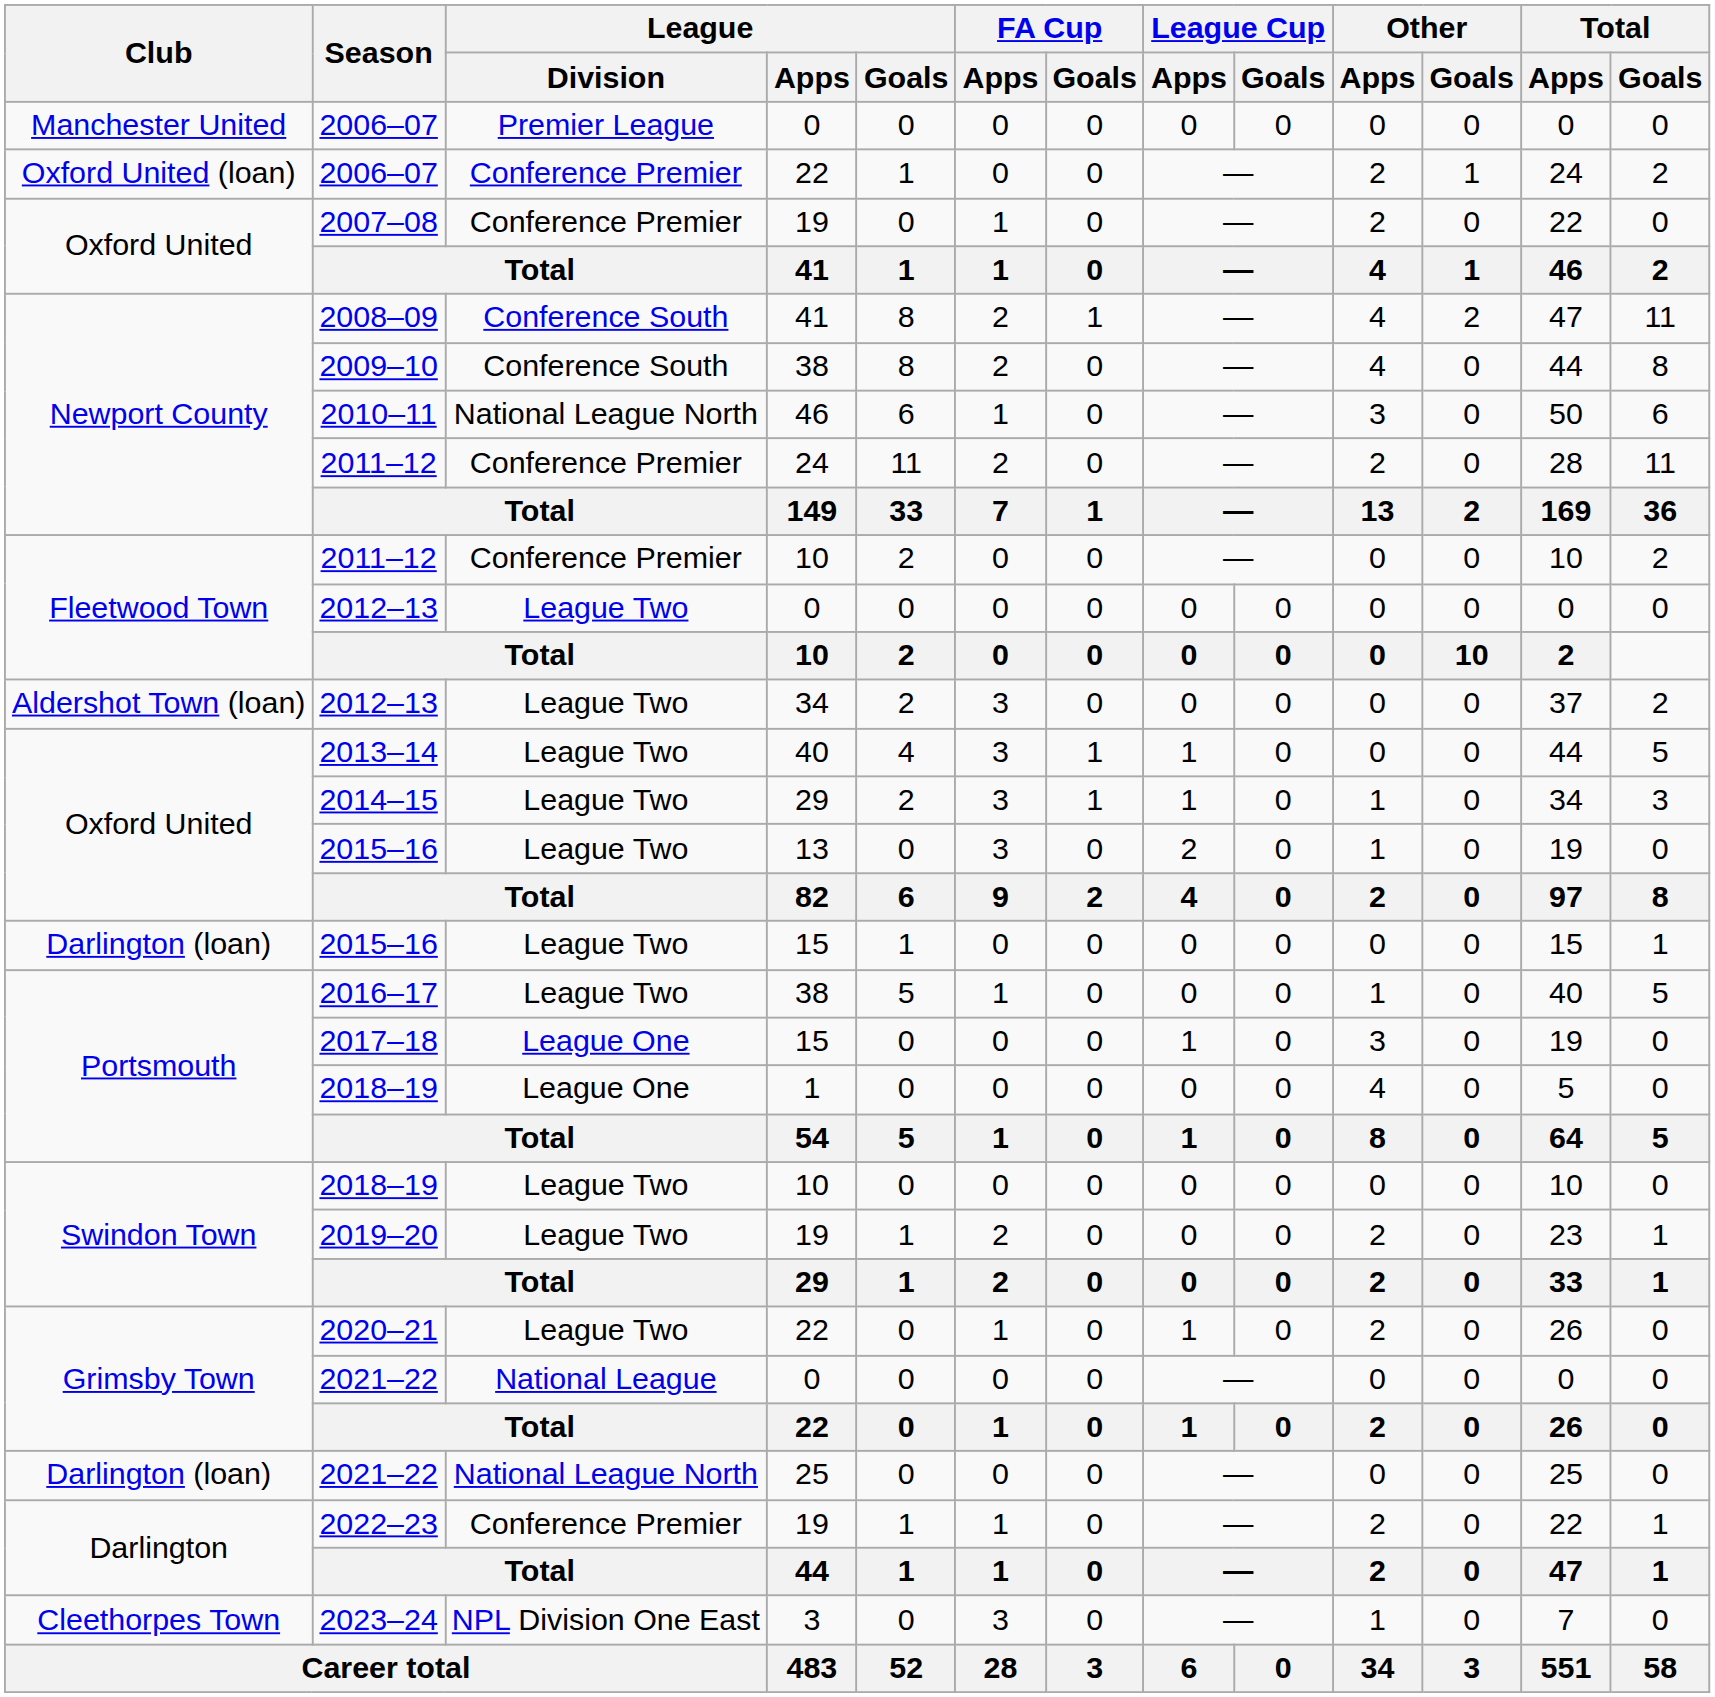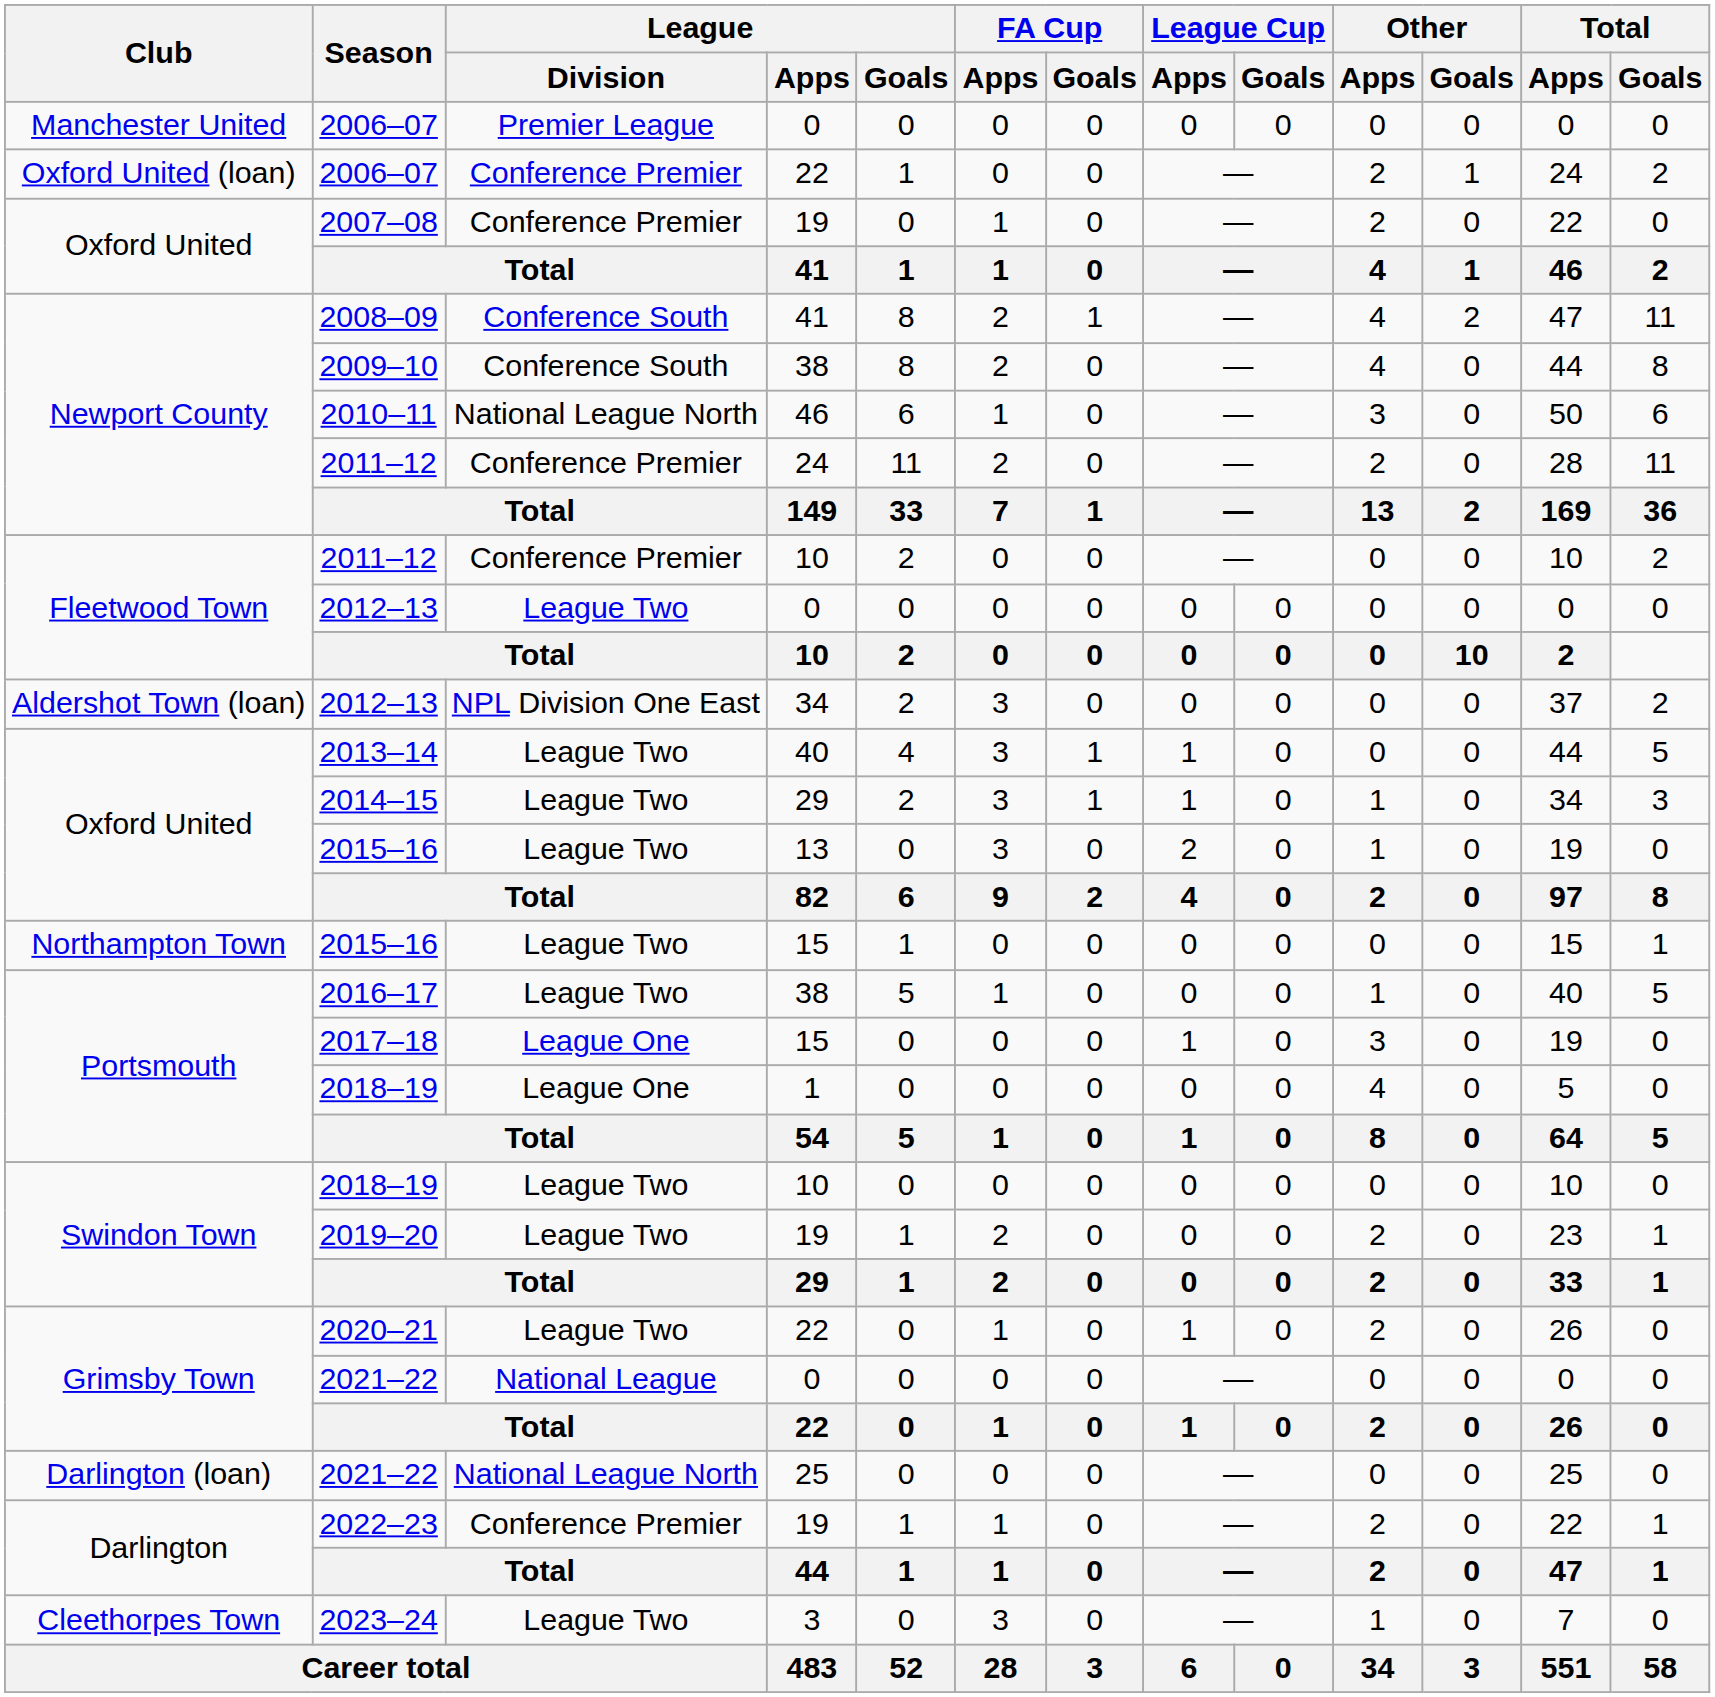(606, 703) League Two -> (606, 703) NPL Division One East
(159, 944) Darlington (loan) -> (159, 944) Northampton Town
(606, 1619) NPL Division One East -> (606, 1619) League Two
